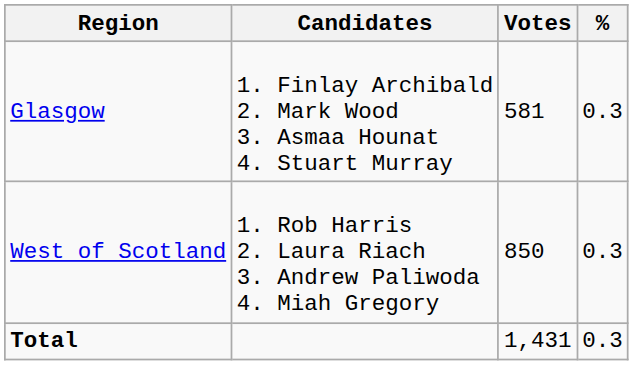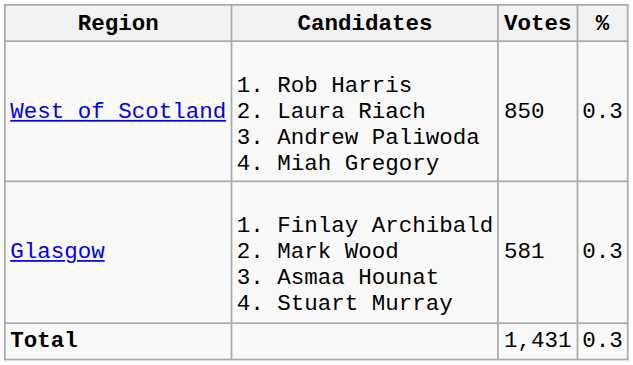rows swapped: (57, 112) <-> (118, 252)
